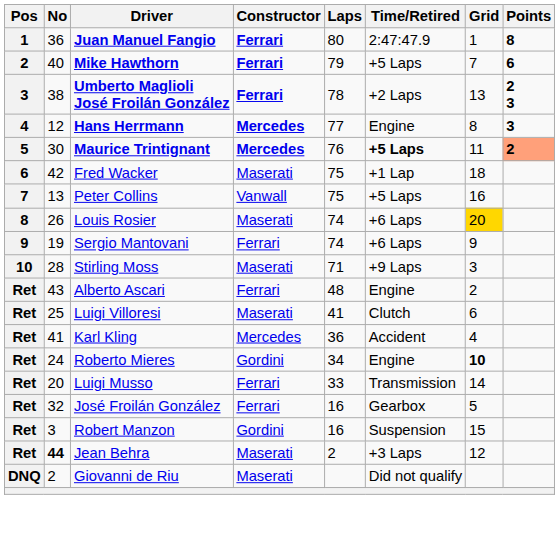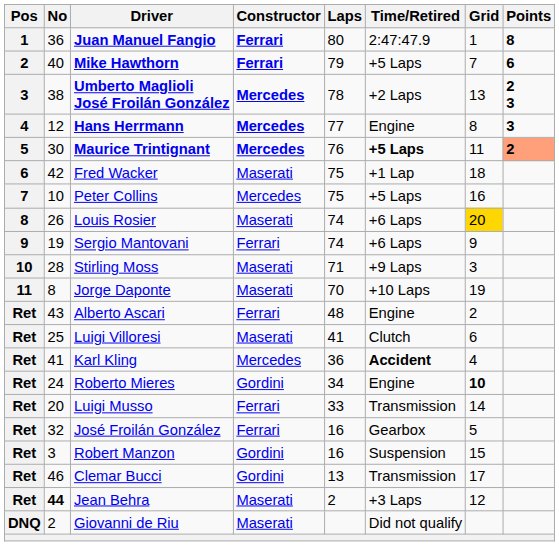(260, 95) Ferrari -> (270, 95) Mercedes
(56, 196) 13 -> (56, 196) 10
(262, 196) Vanwall -> (269, 196) Mercedes
+ row: (122, 290)
(397, 336) normal -> (400, 360) bold
+ row: (118, 476)
